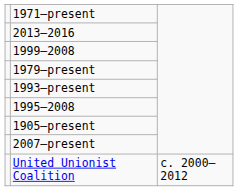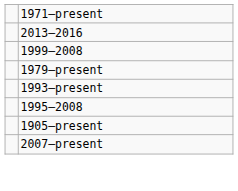- row: (64, 170)
